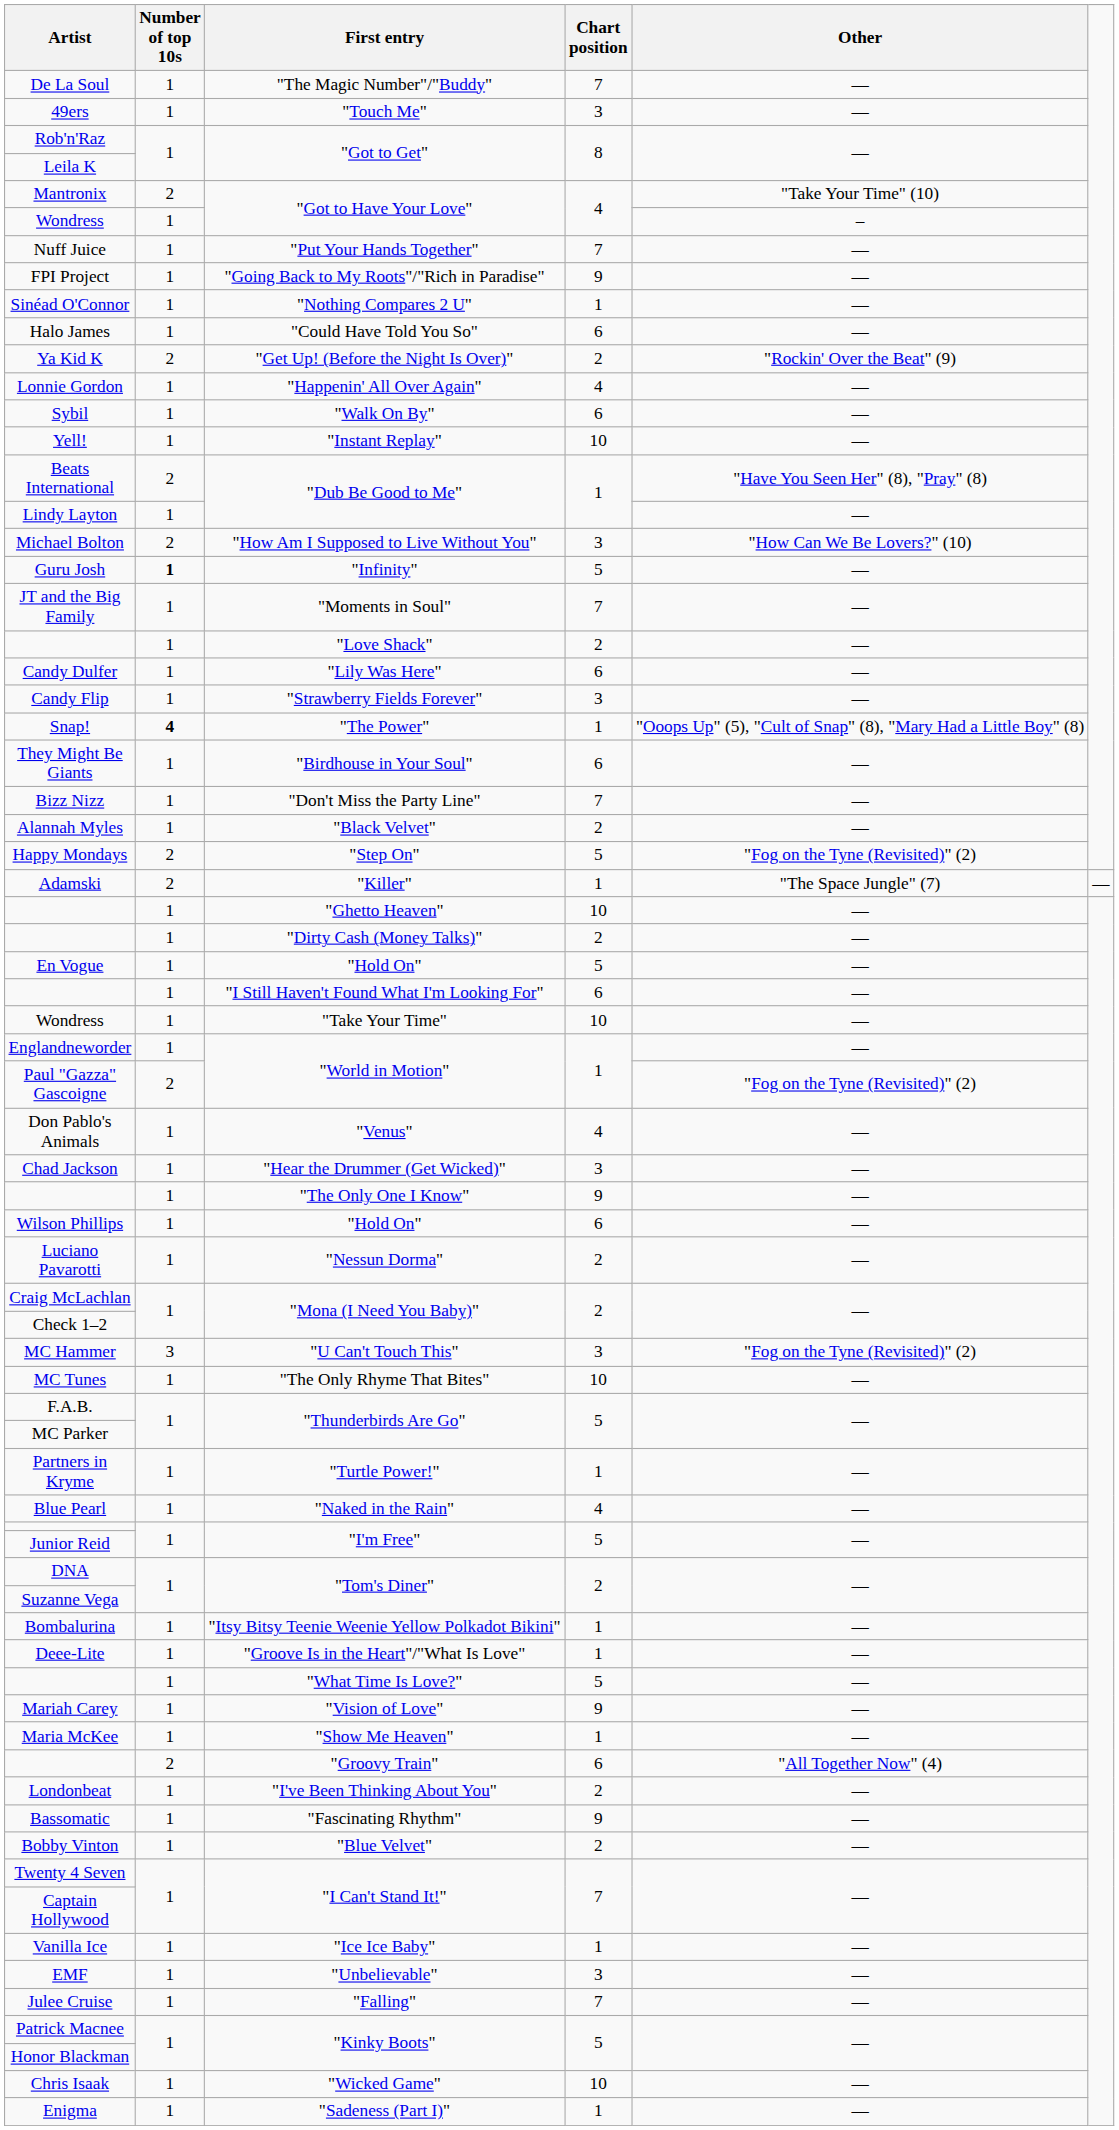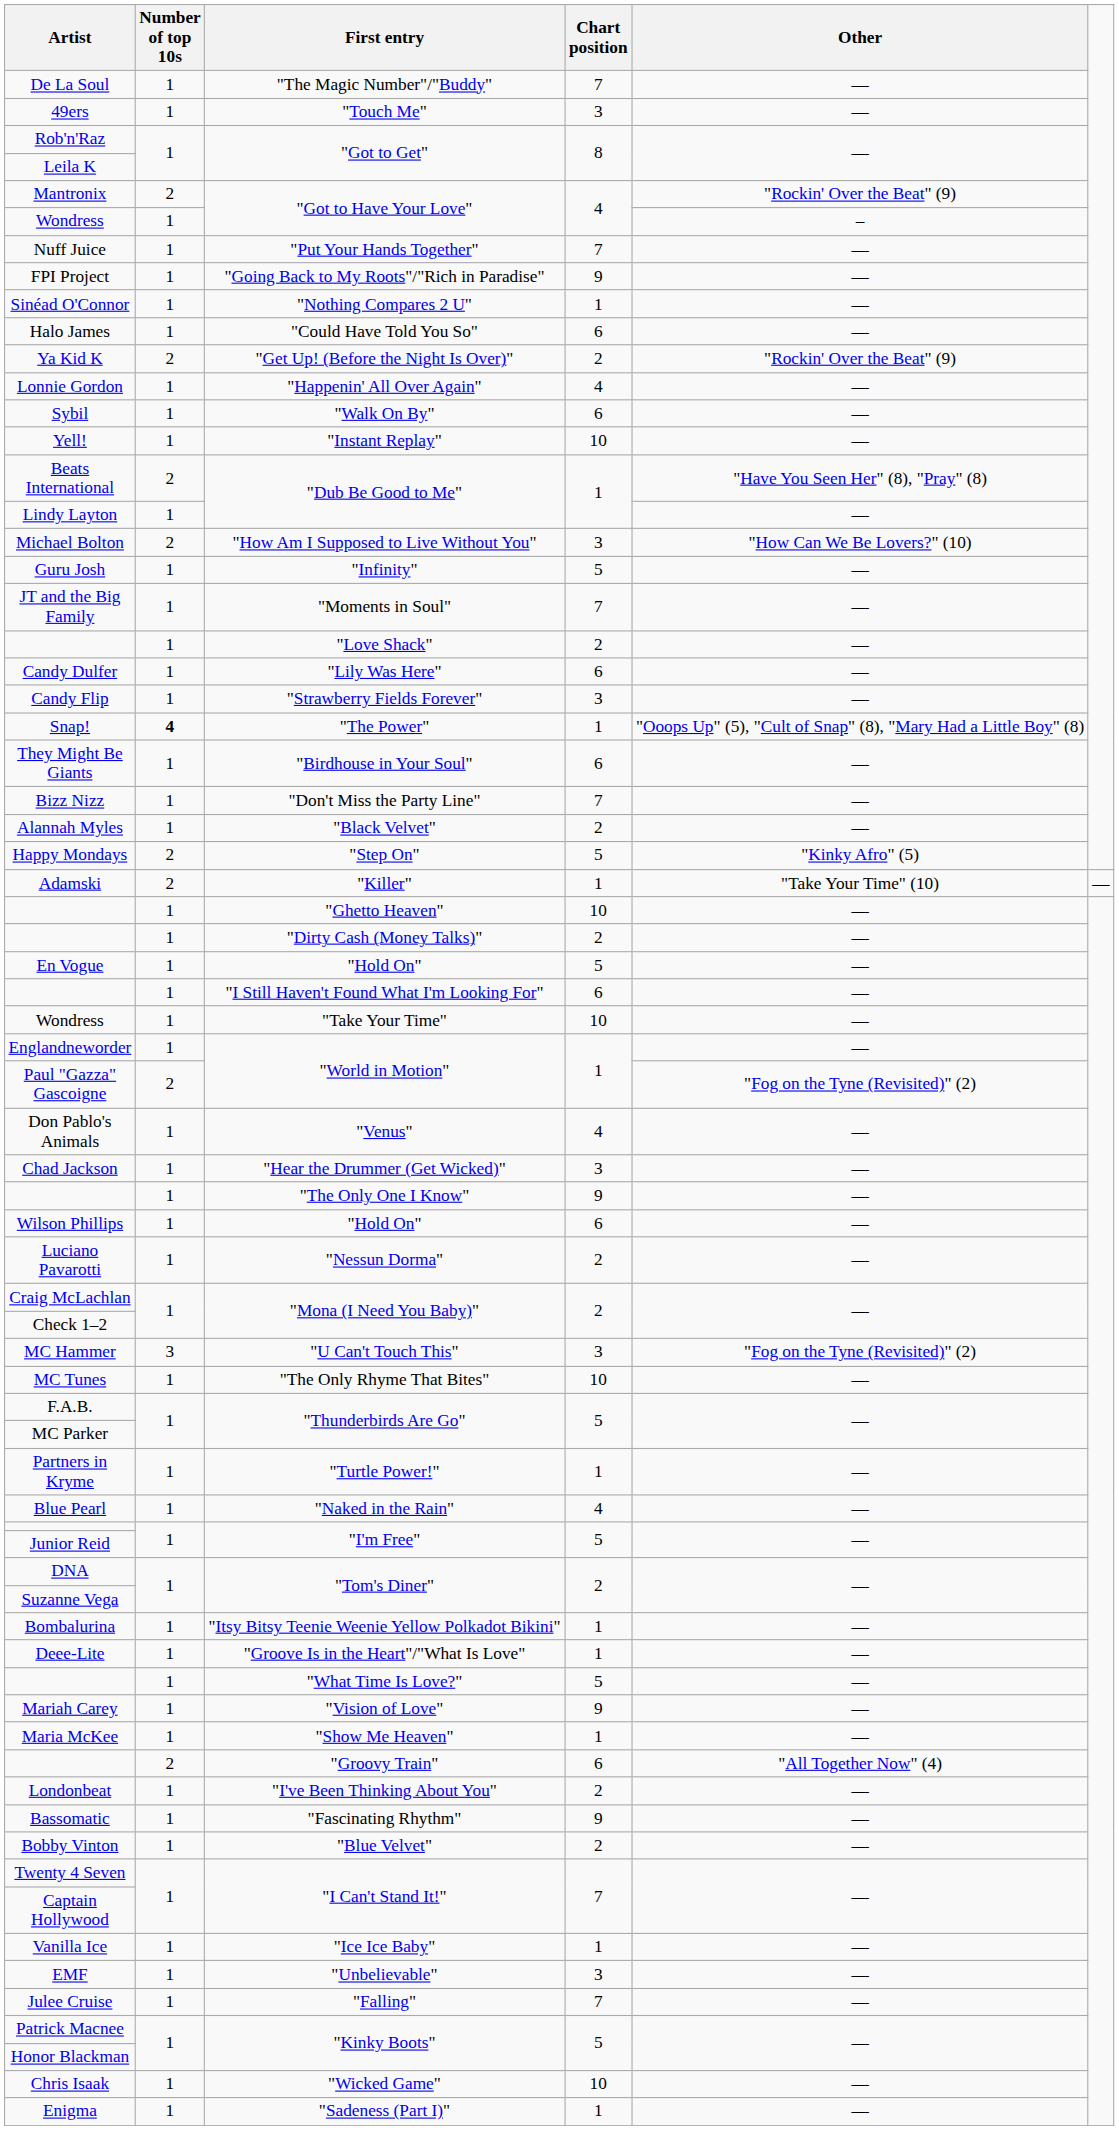(860, 194) "Take Your Time" (10) -> (860, 194) "Rockin' Over the Beat" (9)
(170, 569) bold -> (170, 569) normal
(860, 855) "Fog on the Tyne (Revisited)" (2) -> (860, 855) "Kinky Afro" (5)
(860, 882) "The Space Jungle" (7) -> (860, 882) "Take Your Time" (10)
